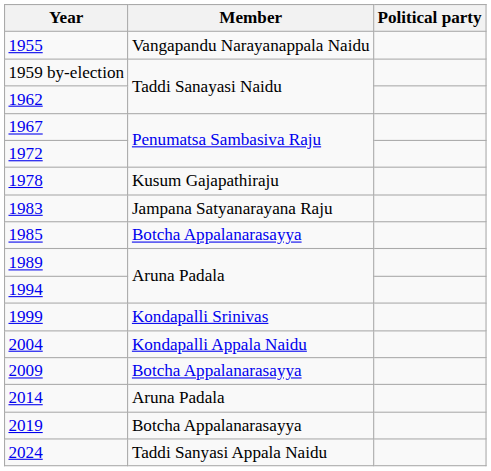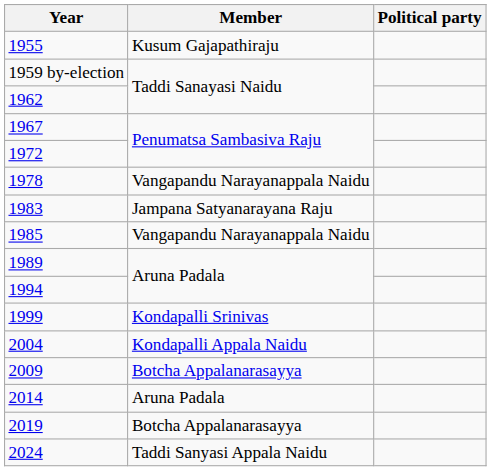(251, 45) Vangapandu Narayanappala Naidu -> (205, 45) Kusum Gajapathiraju
(205, 180) Kusum Gajapathiraju -> (251, 180) Vangapandu Narayanappala Naidu
(217, 235) Botcha Appalanarasayya -> (251, 235) Vangapandu Narayanappala Naidu
